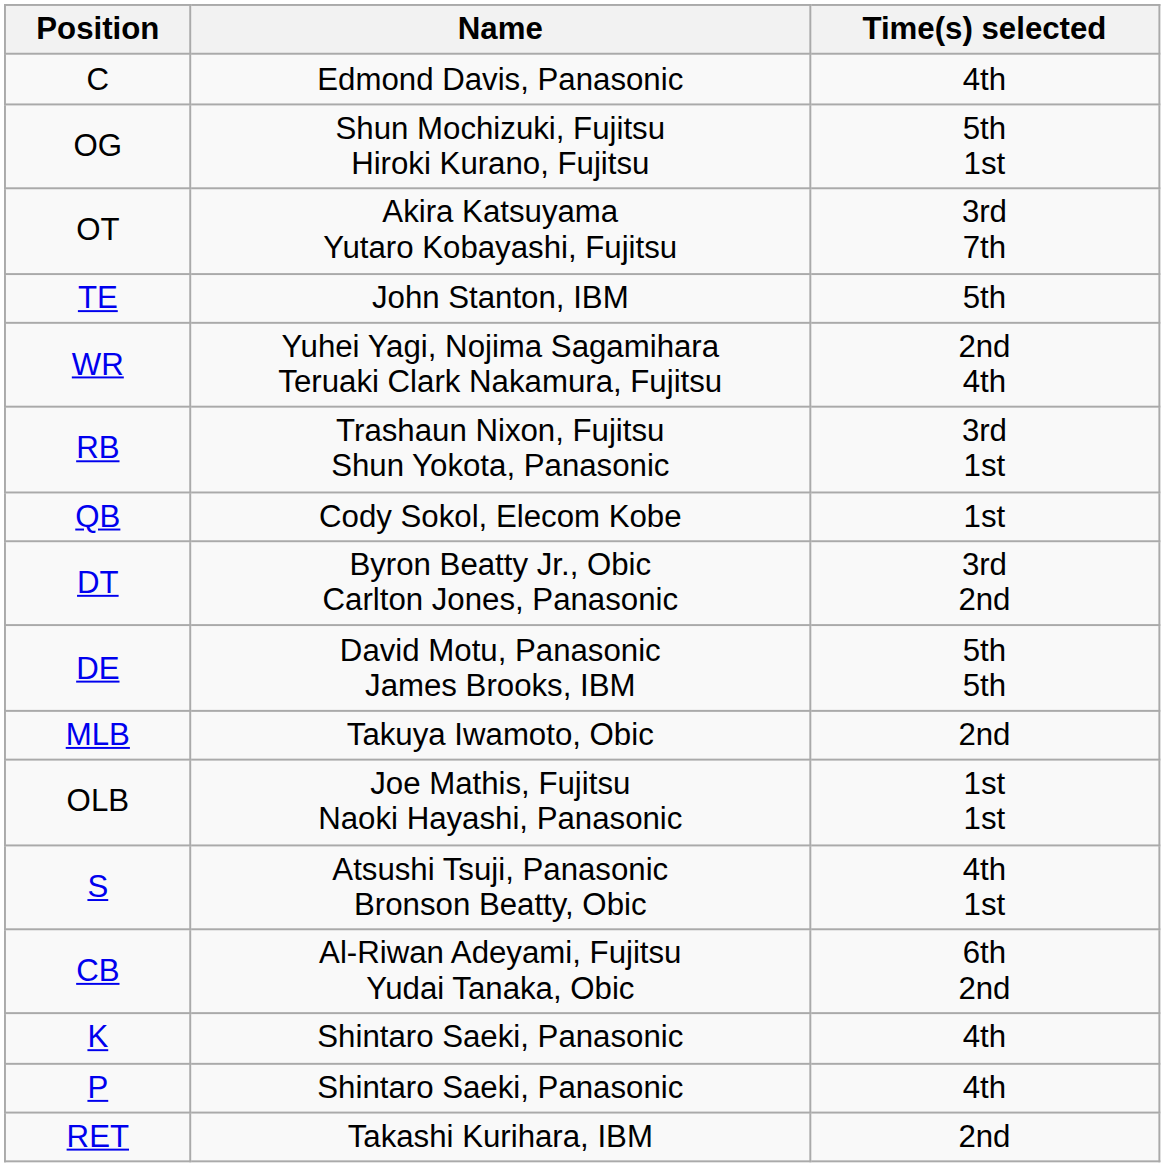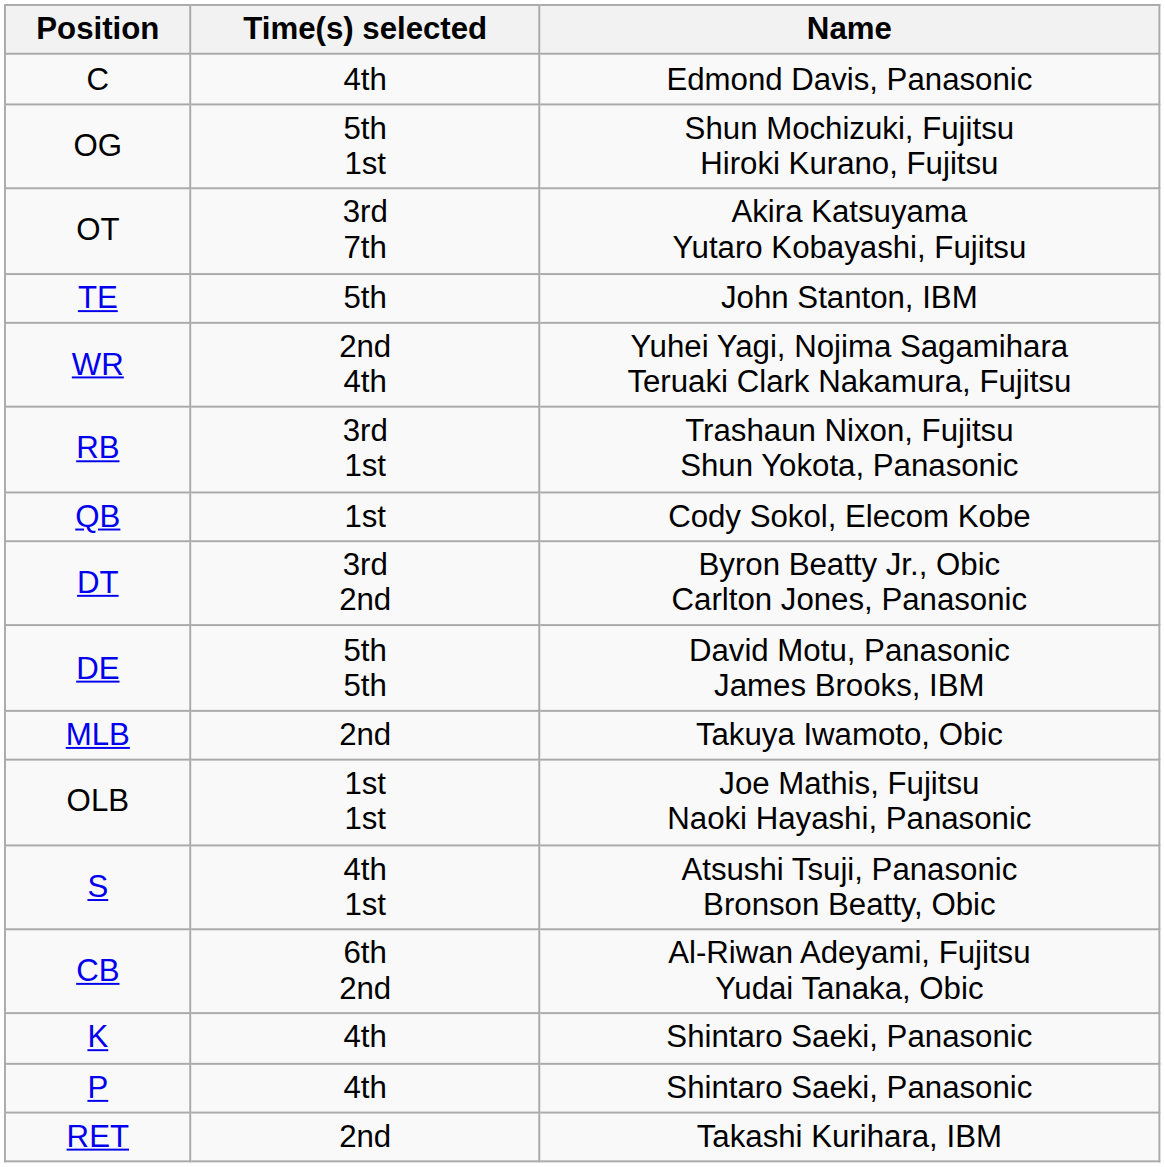columns swapped: (500, 29) <-> (984, 29)
